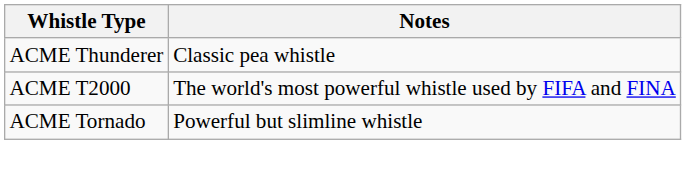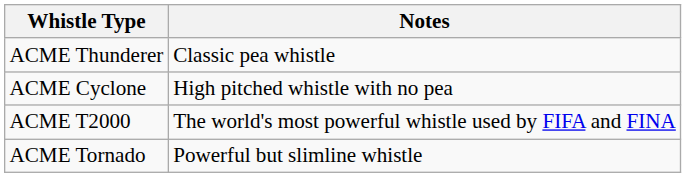+ row: (78, 88)
